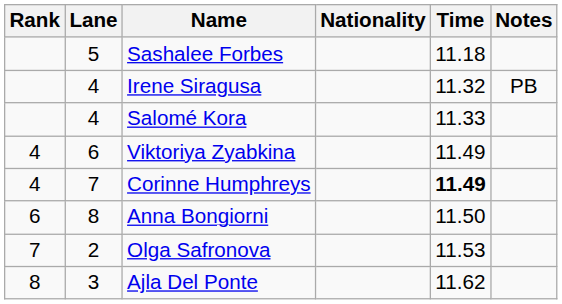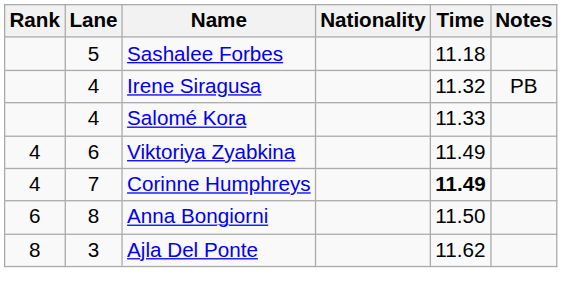- row: (199, 250)
